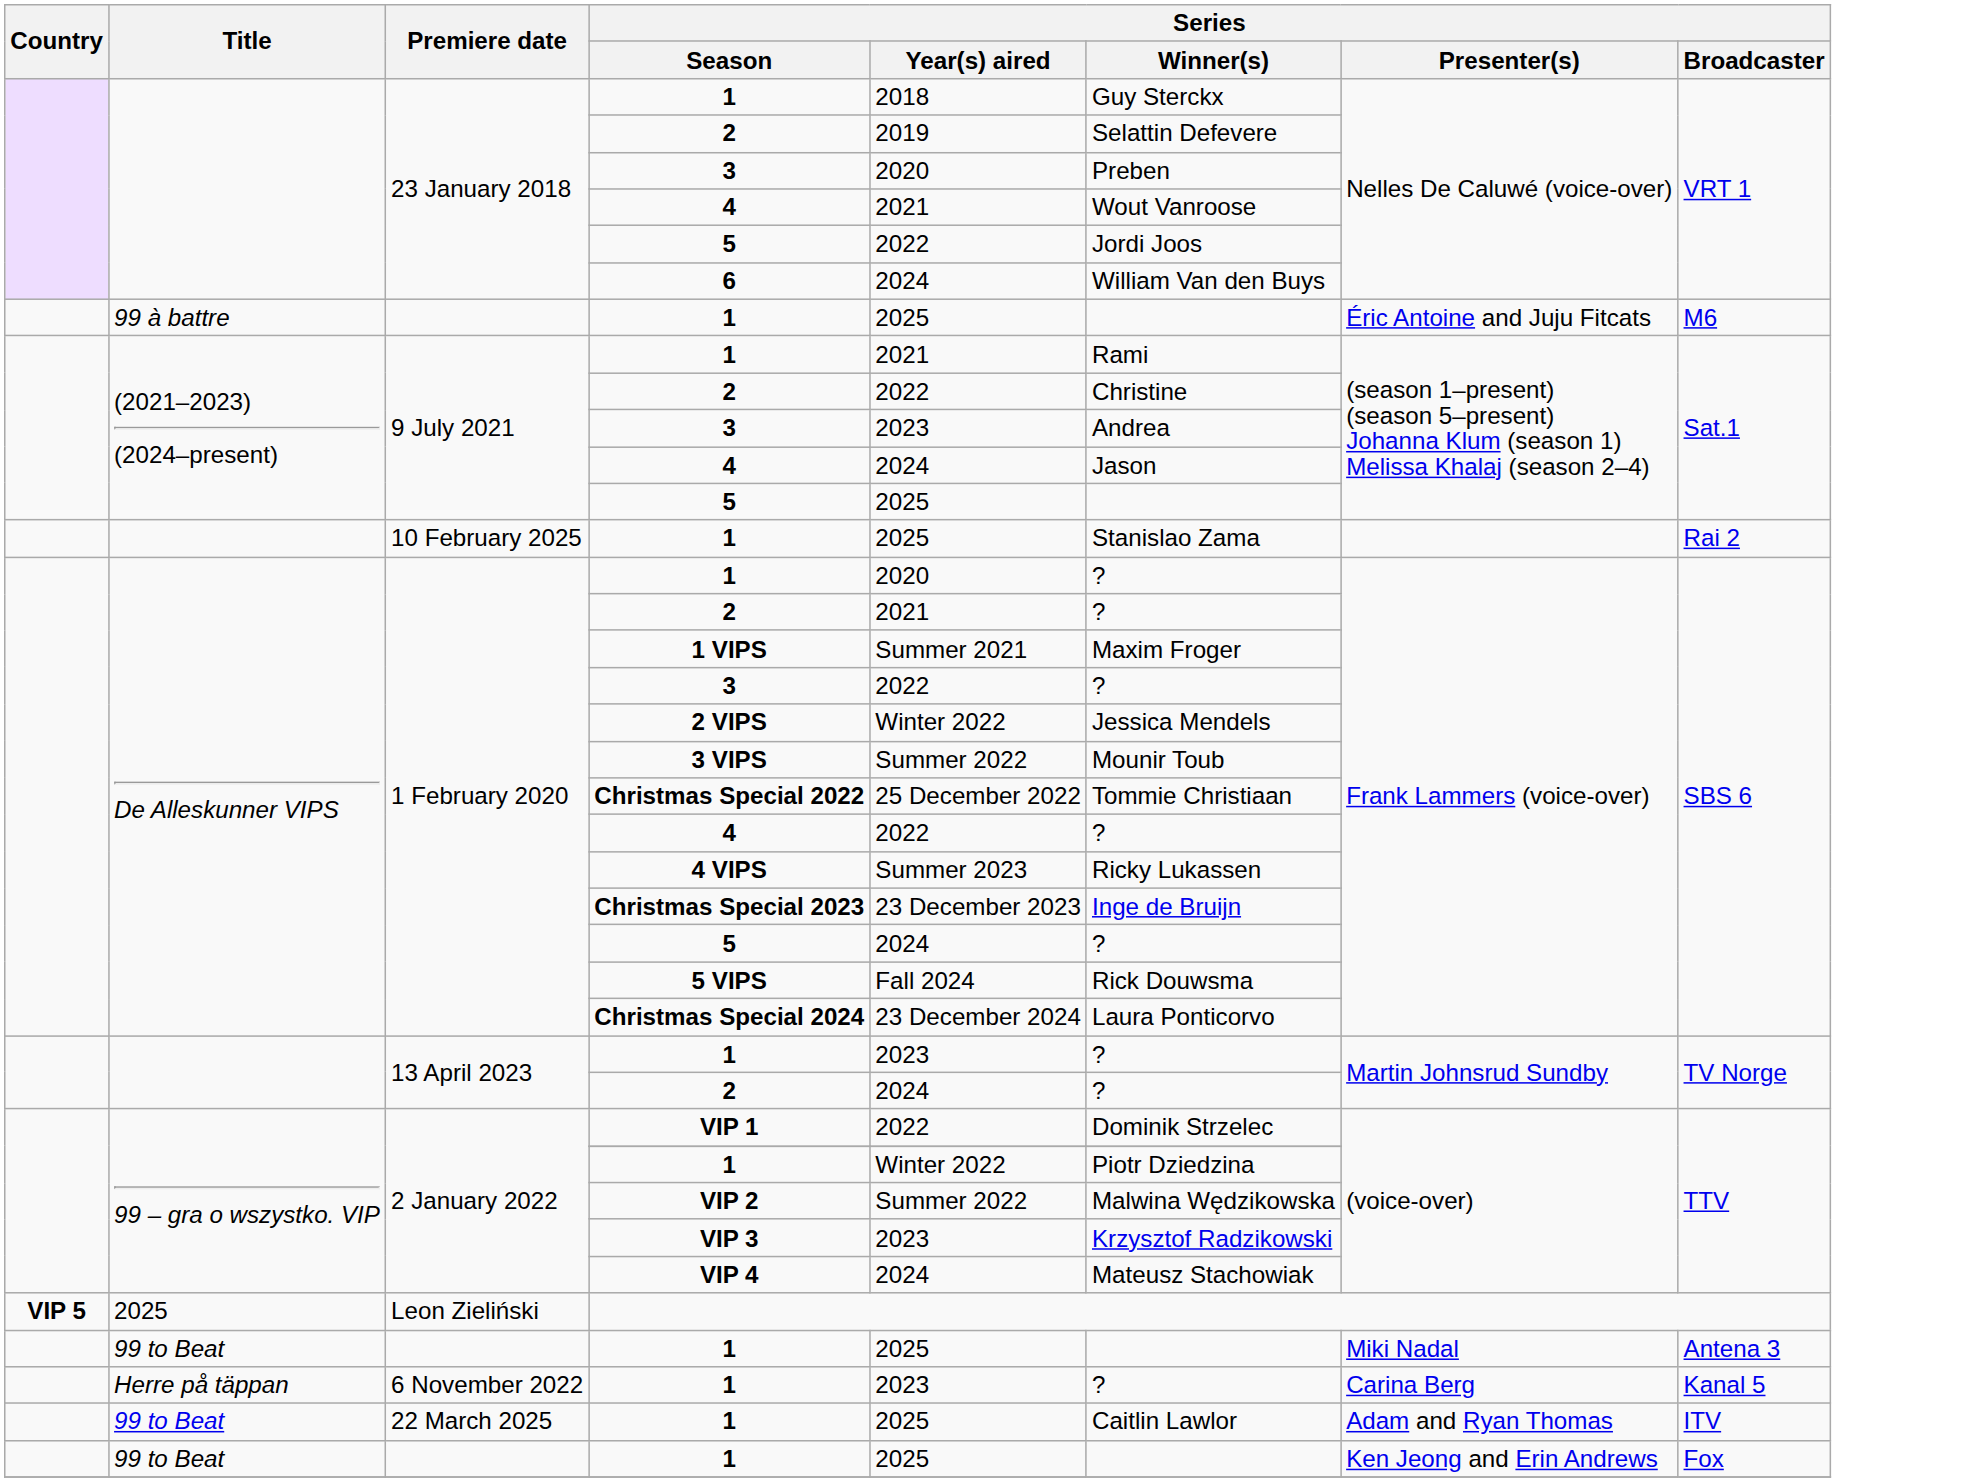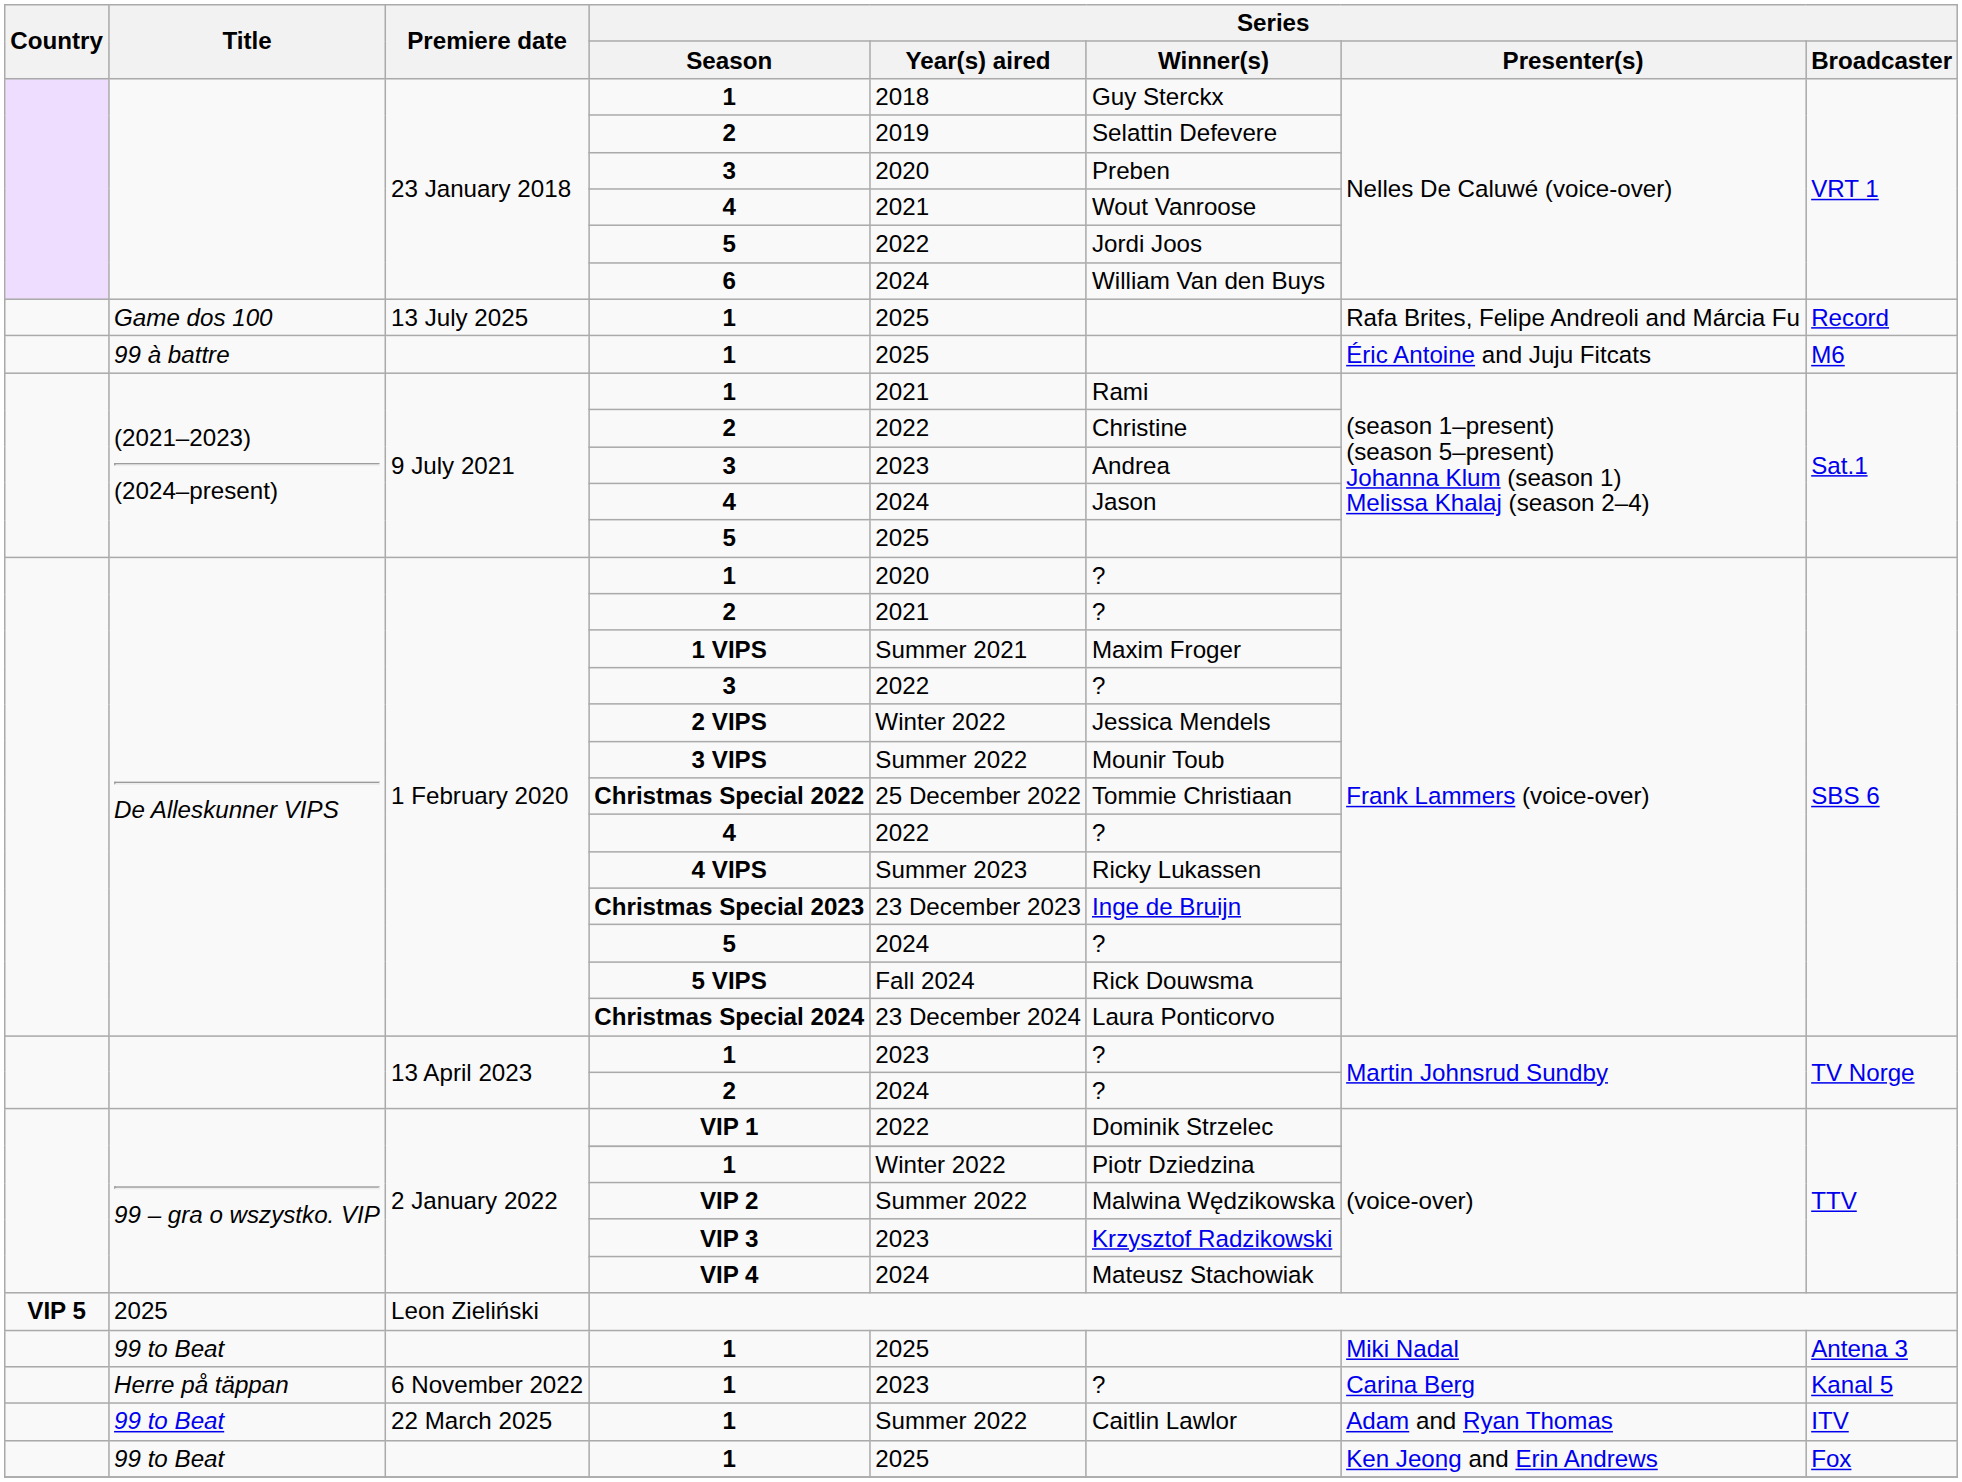+ row: (460, 318)
- row: (486, 538)
(902, 1422) 2025 -> (951, 1422) Summer 2022
